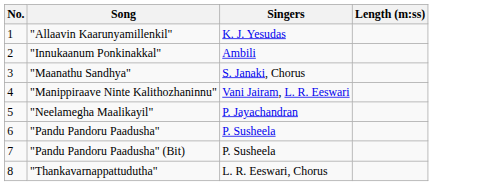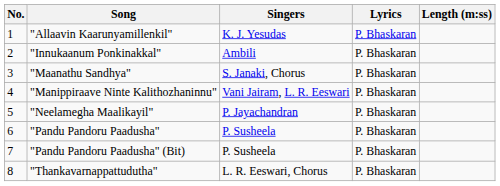+ column: (386, 14)
